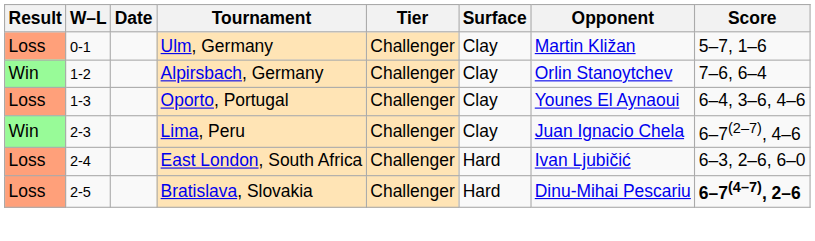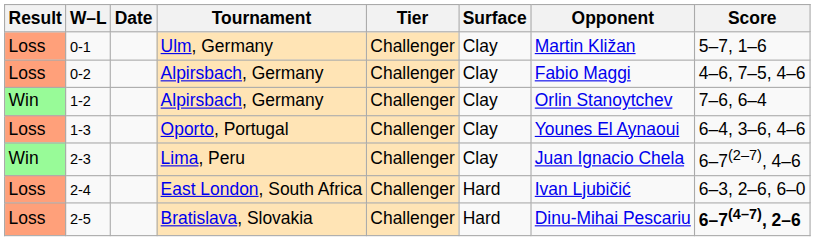+ row: (80, 74)
